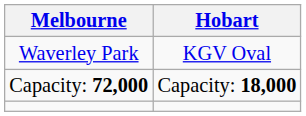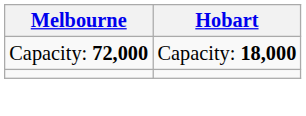- row: (79, 52)
